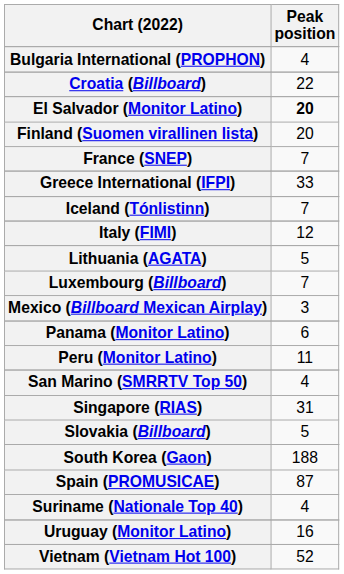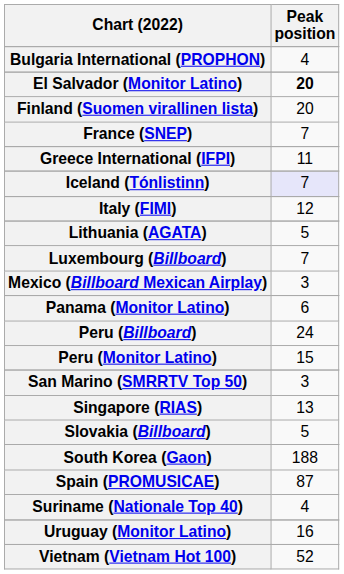- row: (138, 84)
(305, 183) 33 -> (305, 158) 11
(305, 208) no background -> (305, 183) lavender background
+ row: (138, 332)
(305, 357) 11 -> (305, 357) 15
(305, 382) 4 -> (305, 382) 3
(305, 407) 31 -> (305, 407) 13
